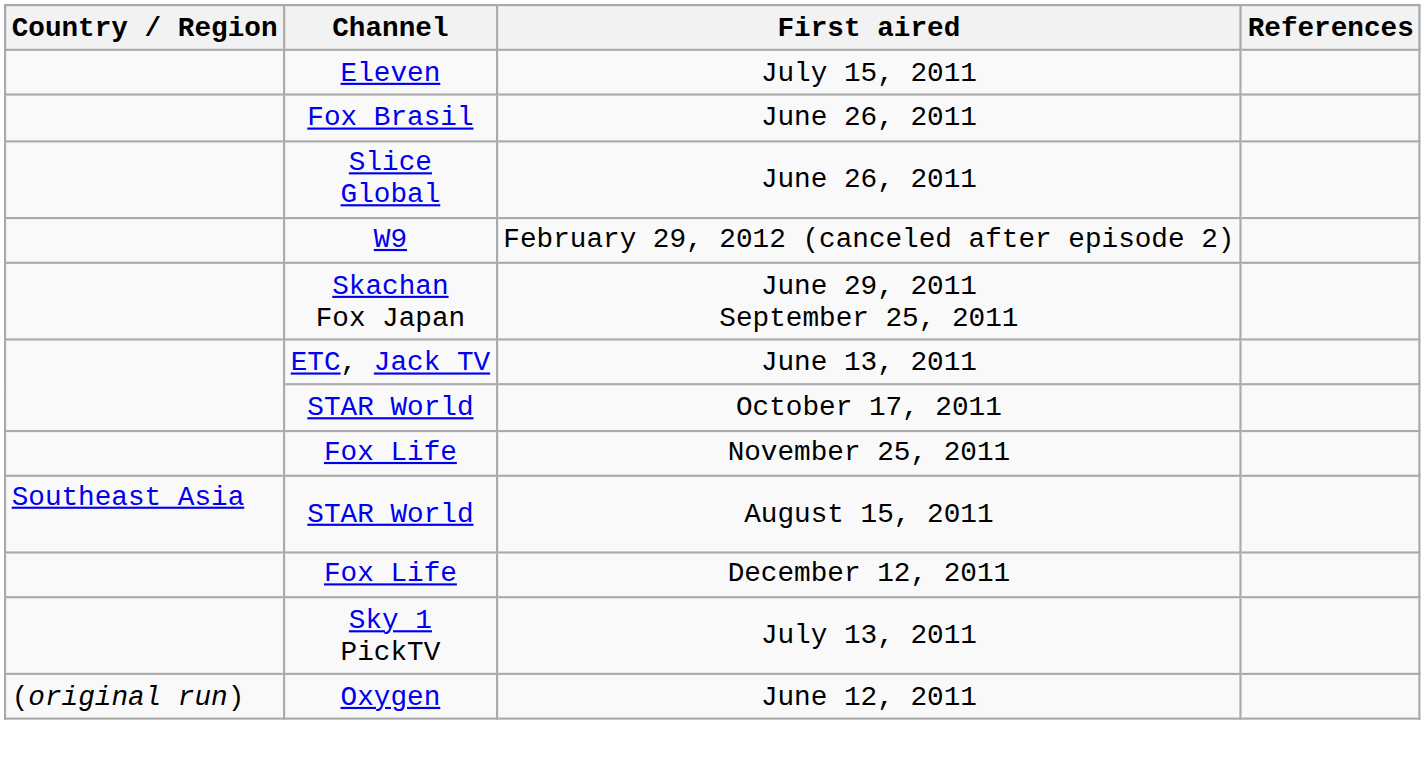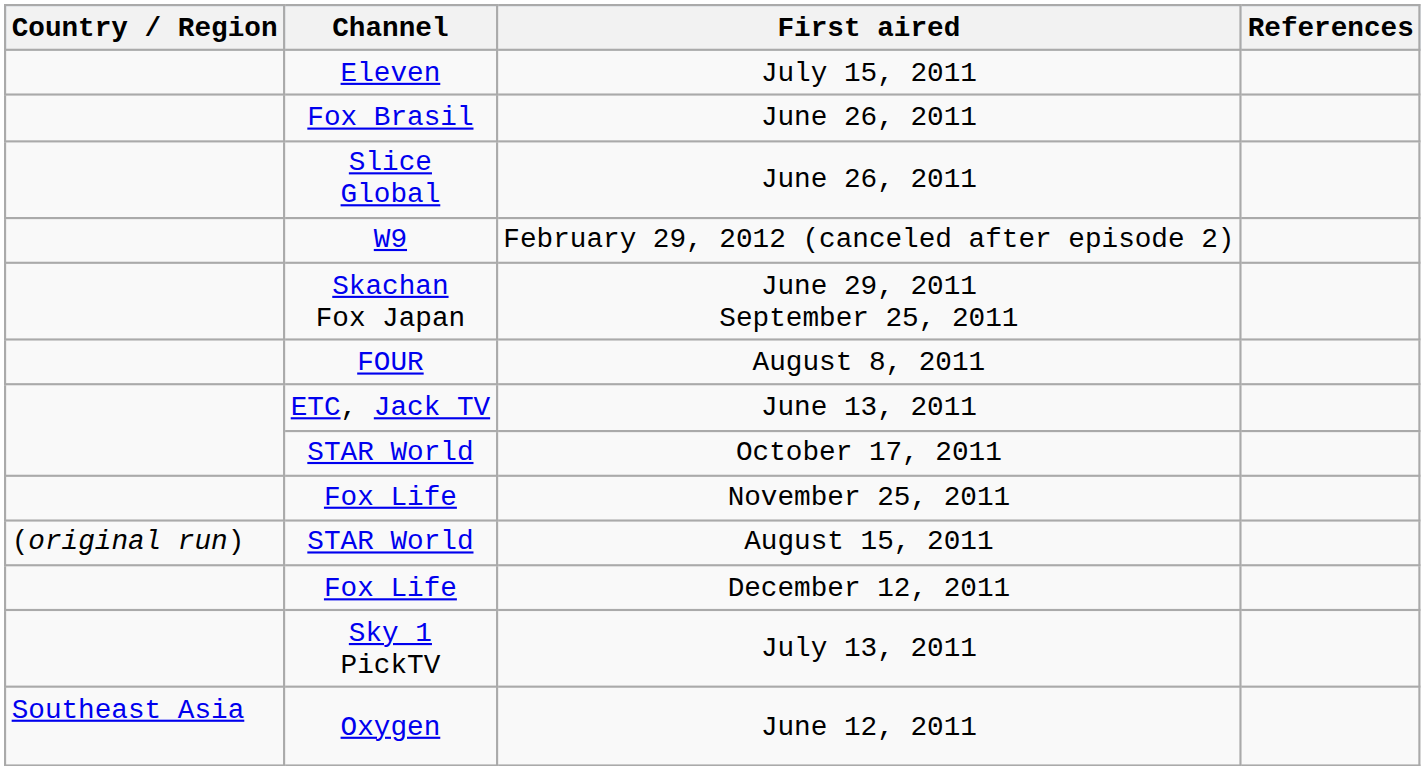+ row: (390, 362)
(128, 498) Southeast Asia -> (128, 543) (original run)
(128, 697) (original run) -> (128, 710) Southeast Asia
